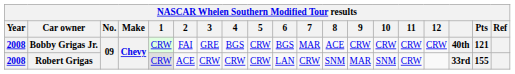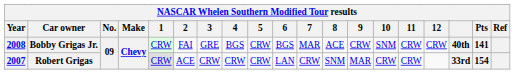(386, 45) CRW -> (386, 45) SNM
(482, 45) 121 -> (482, 45) 141
(16, 61) 2008 -> (16, 61) 2007
(386, 61) SNM -> (386, 61) CRW
(482, 61) 155 -> (482, 61) 154
